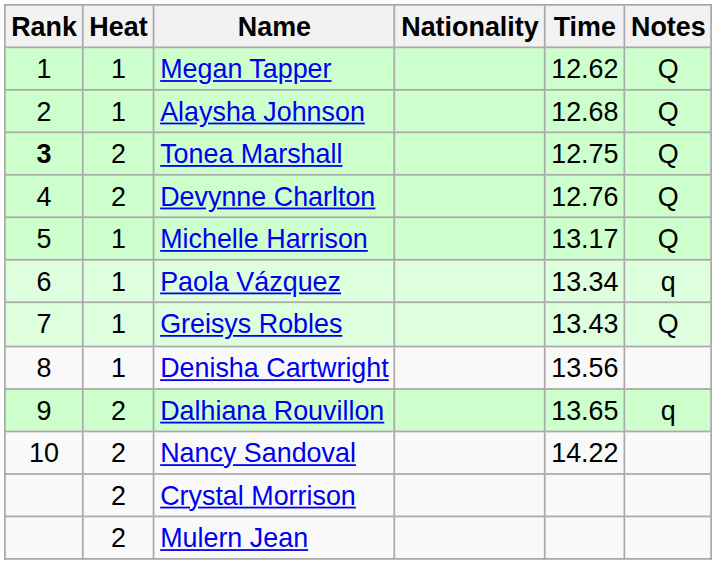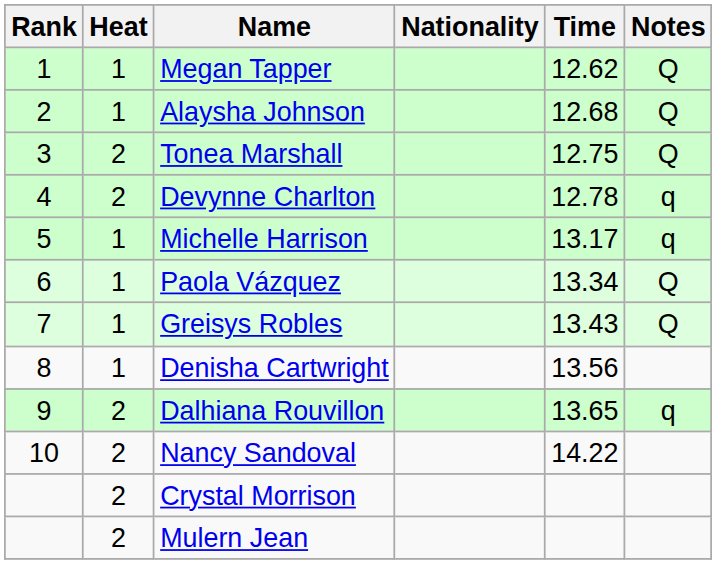(44, 154) bold -> (44, 154) normal
(585, 197) 12.76 -> (585, 197) 12.78
(668, 197) Q -> (668, 197) q
(668, 239) Q -> (668, 239) q
(668, 282) q -> (668, 282) Q
